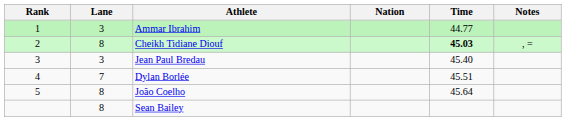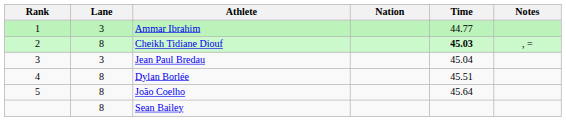(462, 60) 45.40 -> (462, 60) 45.04
(102, 76) 7 -> (102, 76) 8
